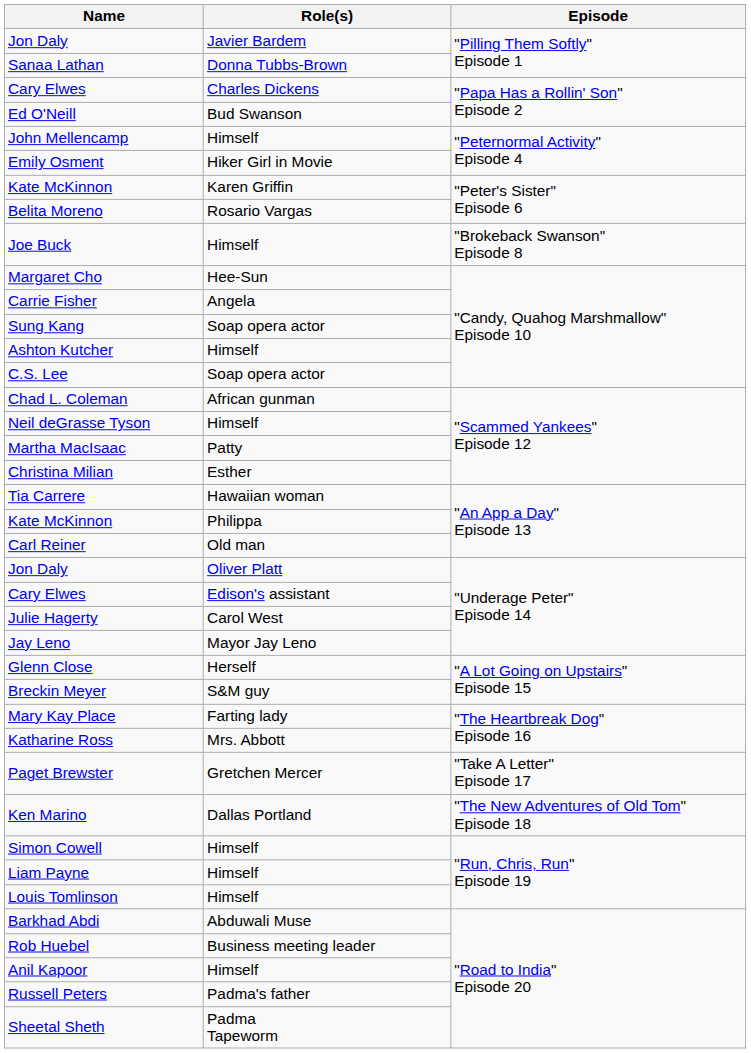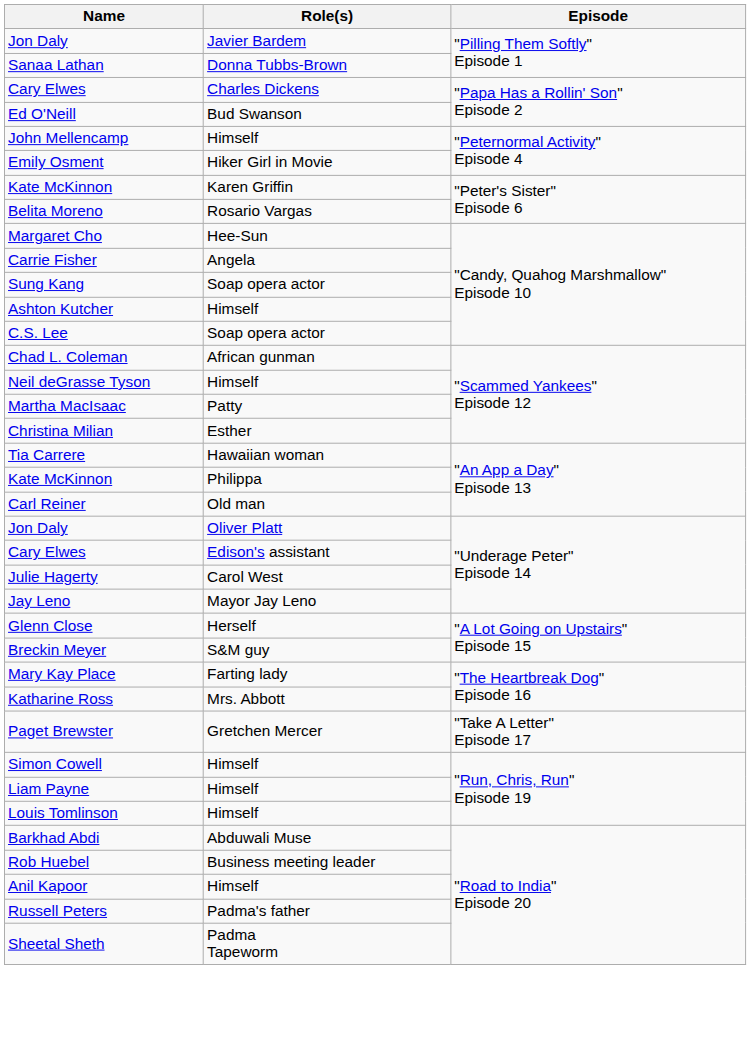- row: (40, 244)
- row: (47, 815)
